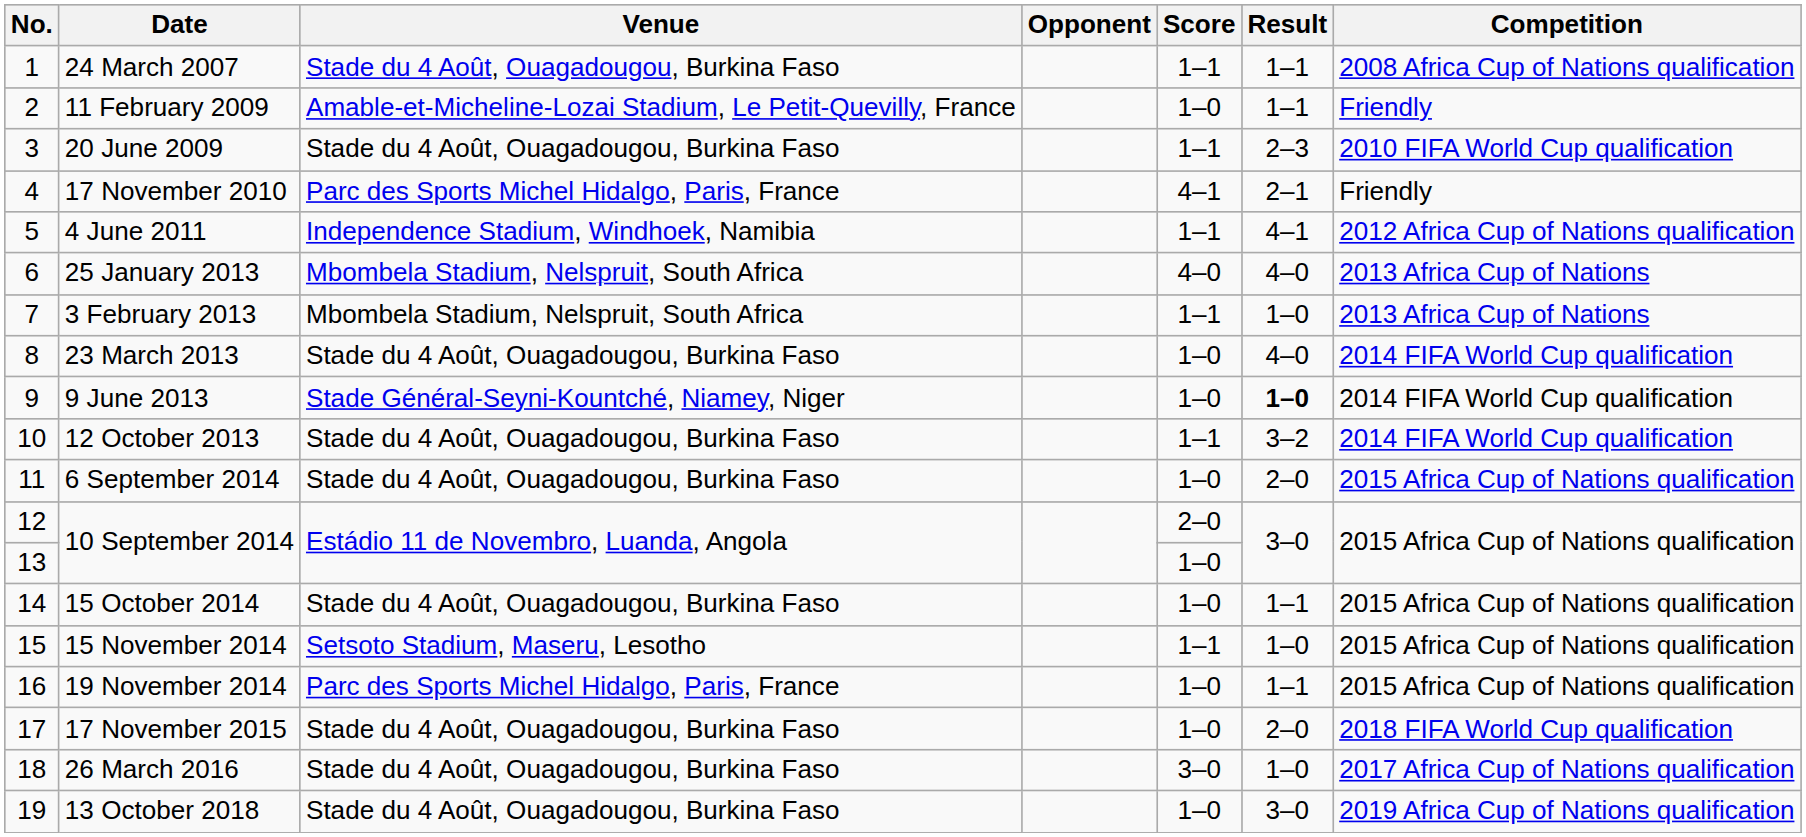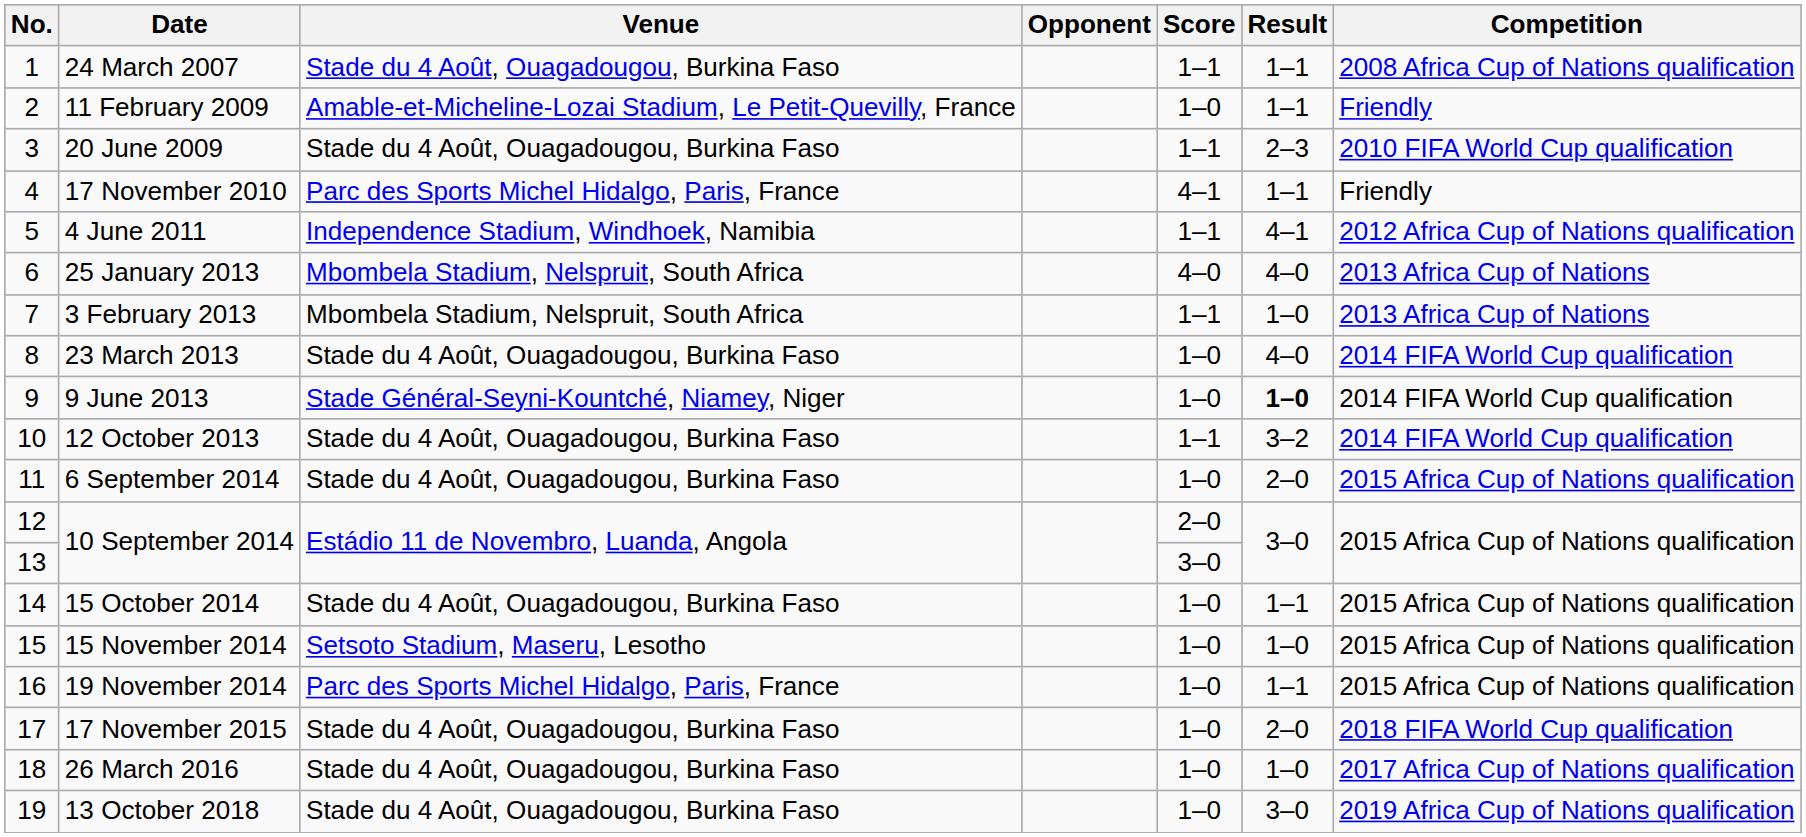(1287, 190) 2–1 -> (1287, 190) 1–1
(1199, 562) 1–0 -> (1199, 562) 3–0
(1199, 645) 1–1 -> (1199, 645) 1–0
(1199, 769) 3–0 -> (1199, 769) 1–0
